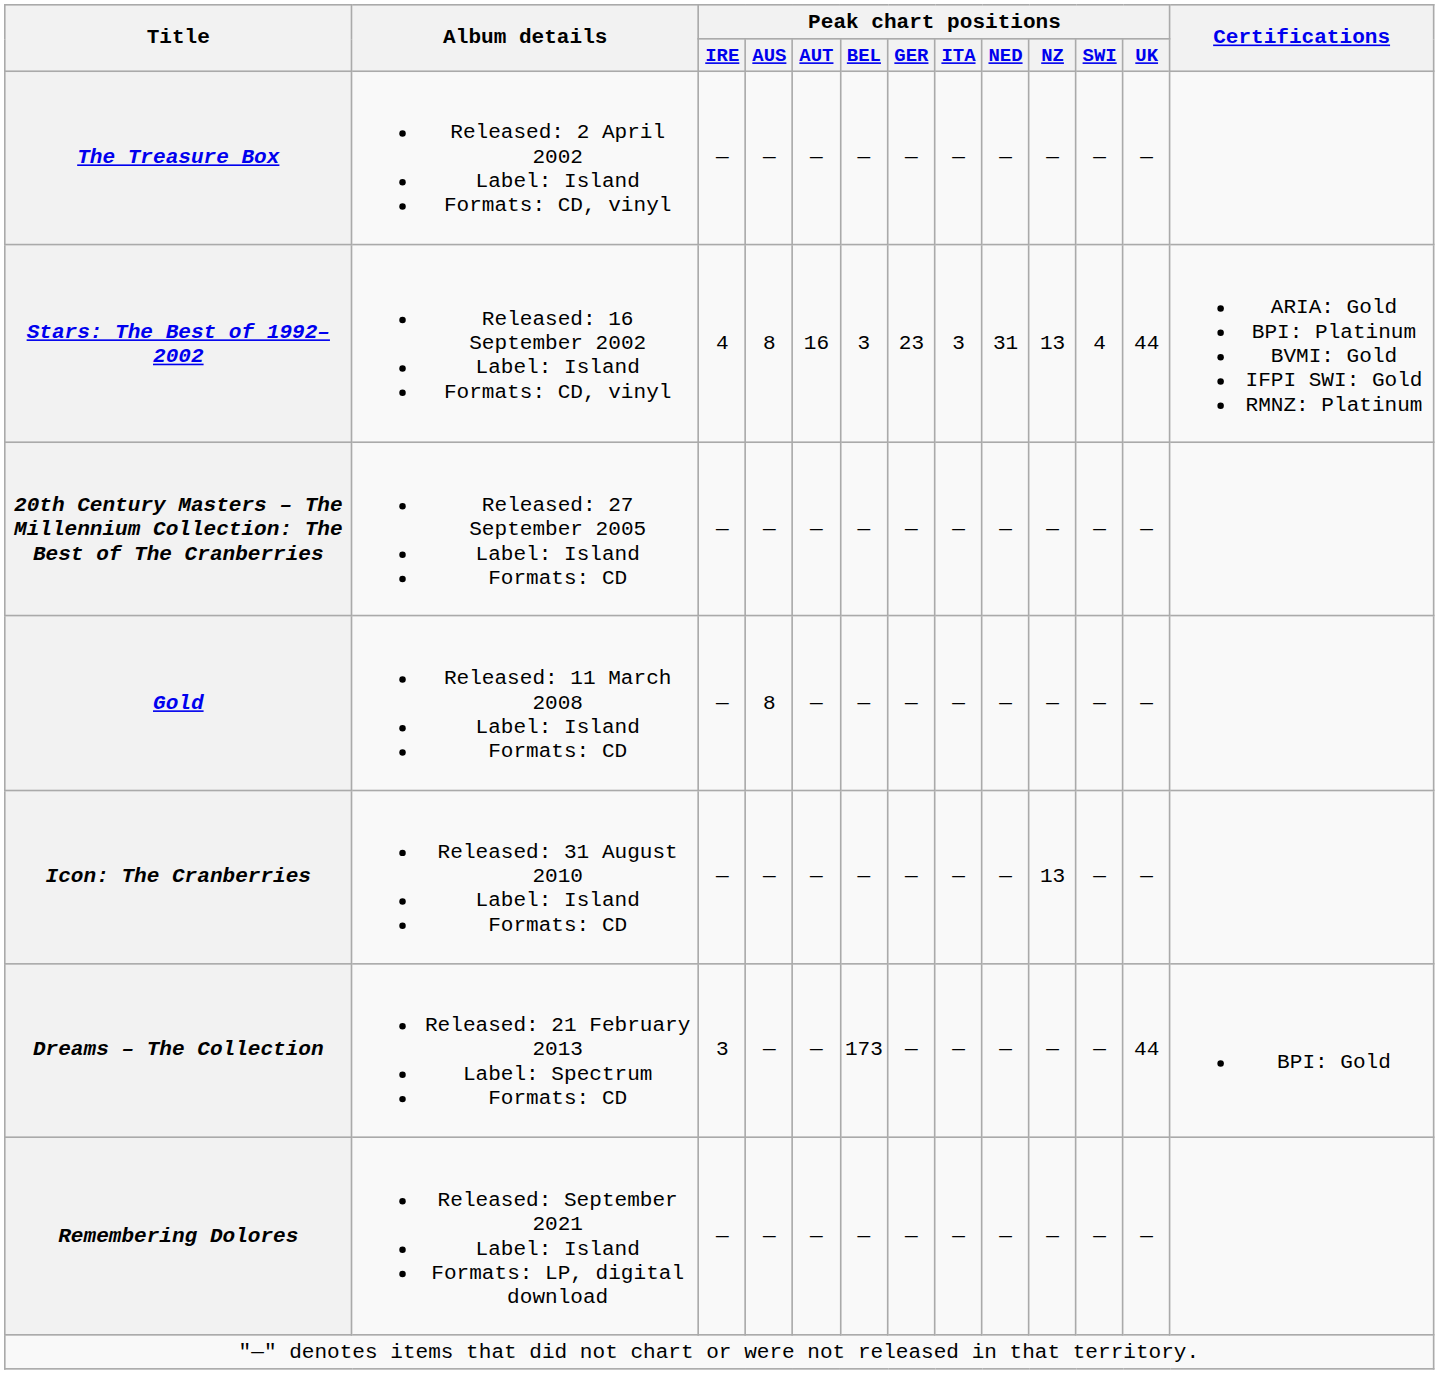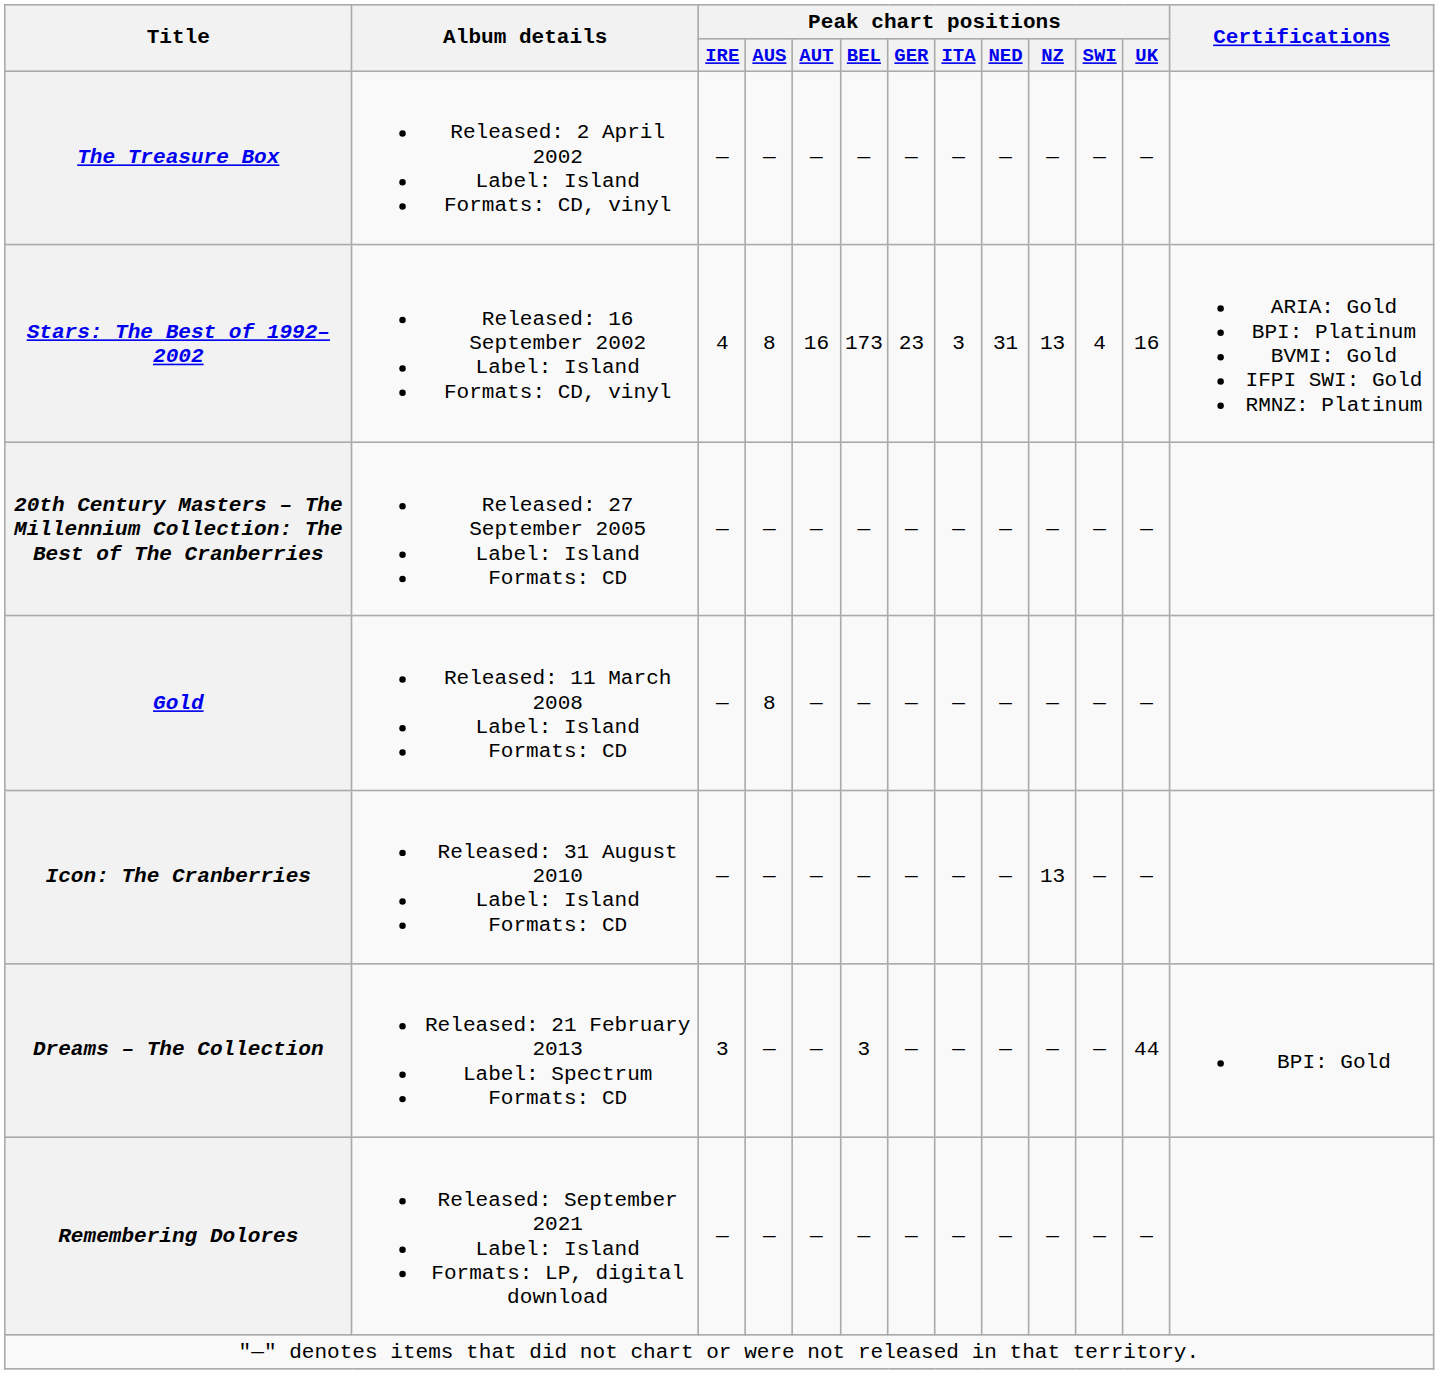(864, 344) 3 -> (864, 344) 173
(1147, 344) 44 -> (1147, 344) 16
(864, 1050) 173 -> (864, 1050) 3
